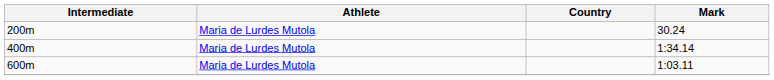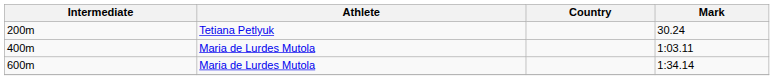(257, 30) Maria de Lurdes Mutola -> (237, 30) Tetiana Petlyuk
(676, 48) 1:34.14 -> (675, 48) 1:03.11
(675, 65) 1:03.11 -> (676, 65) 1:34.14
